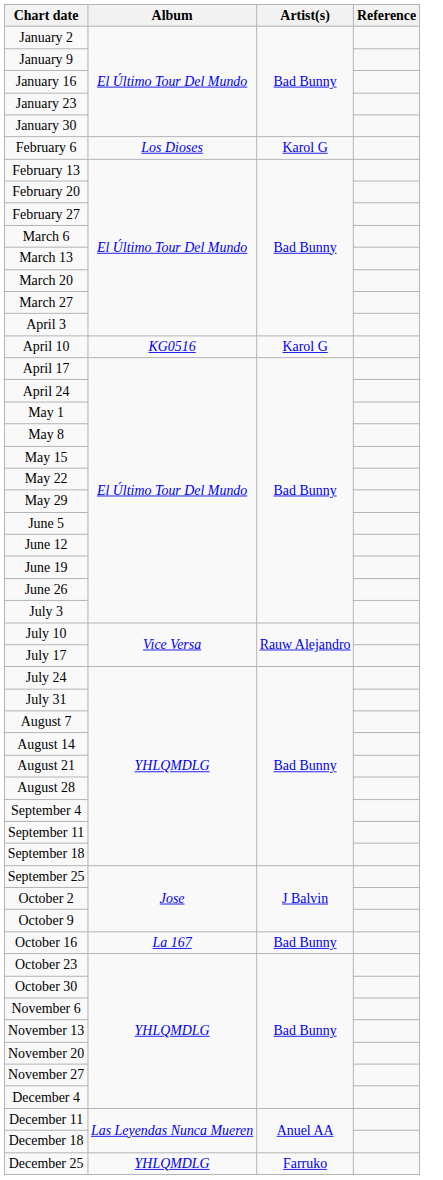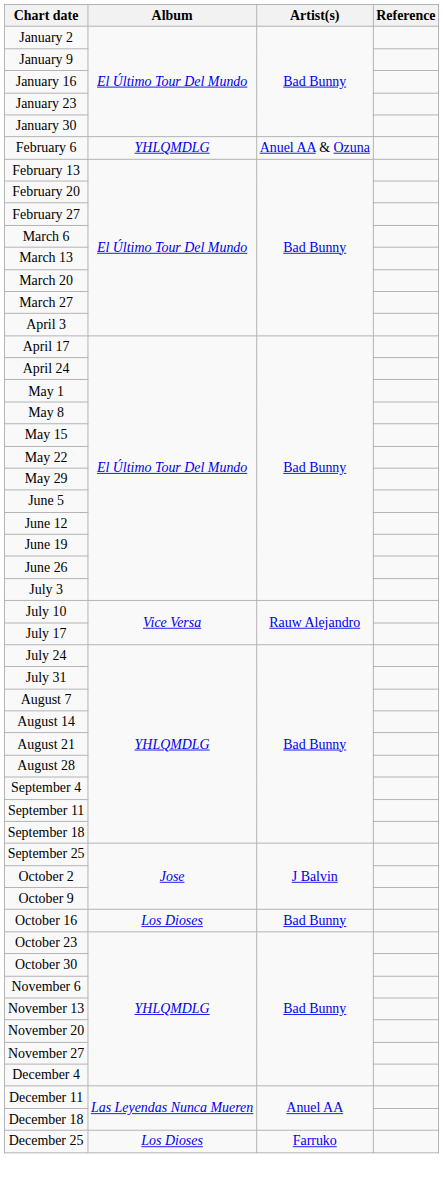(172, 147) Los Dioses -> (172, 147) YHLQMDLG
(305, 147) Karol G -> (315, 147) Anuel AA & Ozuna
- row: (46, 346)
(172, 942) La 167 -> (172, 920) Los Dioses
(172, 1163) YHLQMDLG -> (172, 1141) Los Dioses
